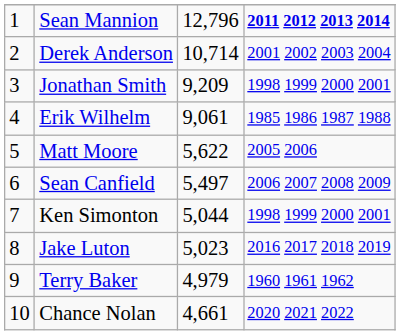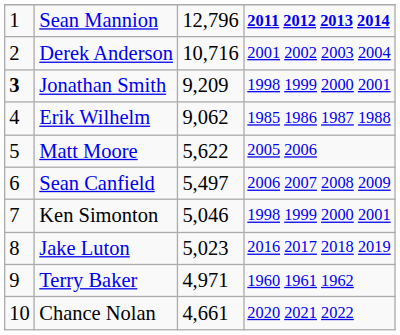(211, 53) 10,714 -> (211, 53) 10,716
(14, 85) normal -> (14, 85) bold
(205, 118) 9,061 -> (205, 118) 9,062
(205, 215) 5,044 -> (205, 215) 5,046
(205, 280) 4,979 -> (205, 280) 4,971
